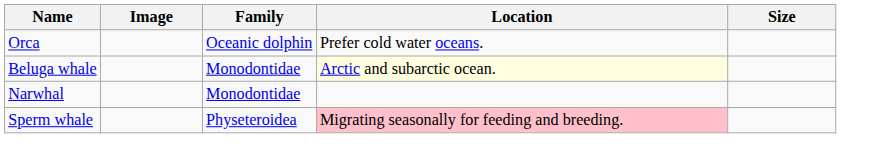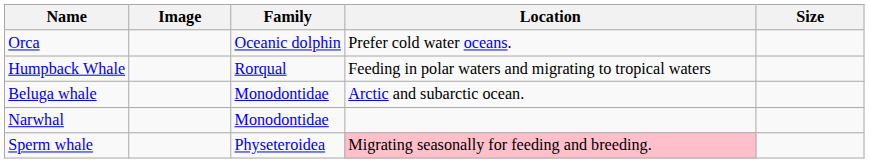+ row: (67, 68)
(408, 68) lightyellow background -> (436, 94) no background
